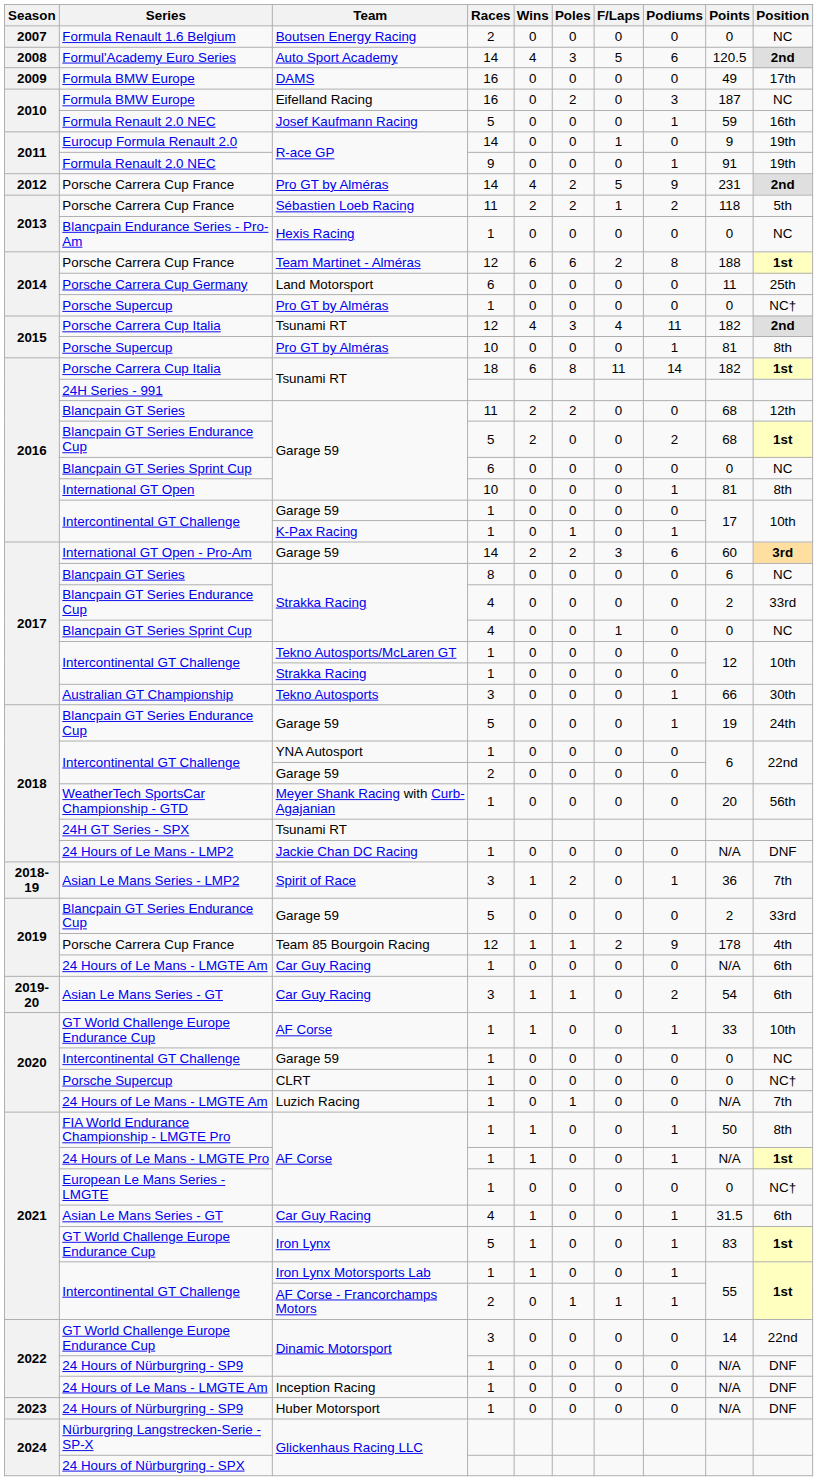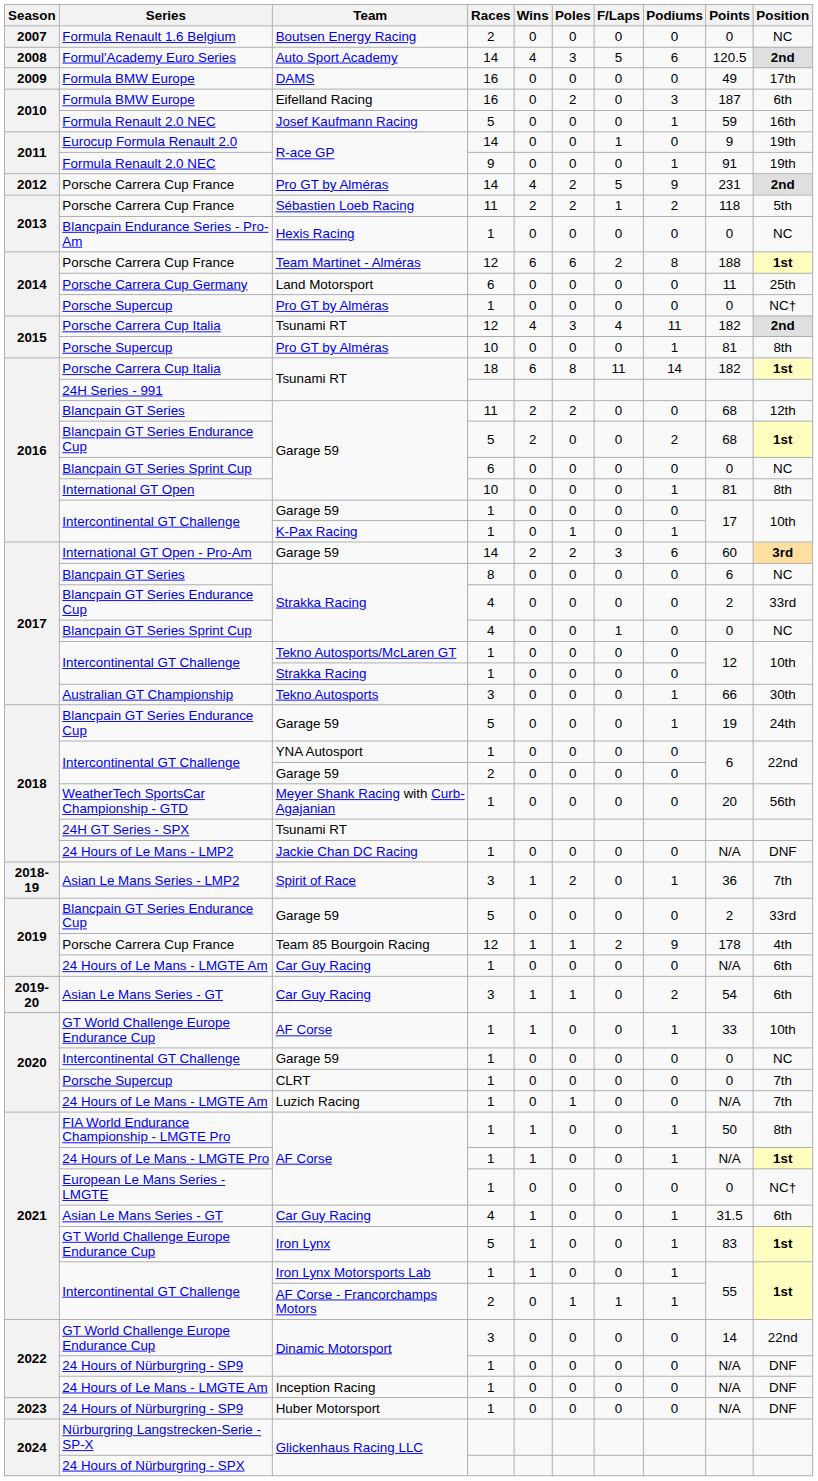(783, 100) NC -> (783, 100) 6th
(783, 1080) NC† -> (783, 1080) 7th
